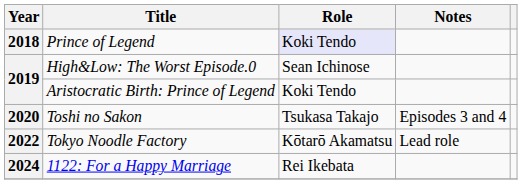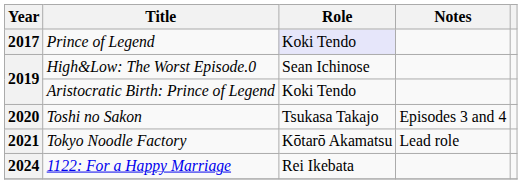(24, 41) 2018 -> (24, 41) 2017
(24, 141) 2022 -> (24, 141) 2021
